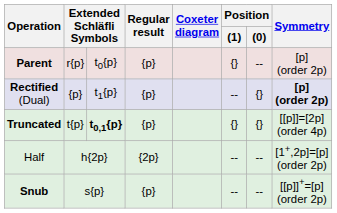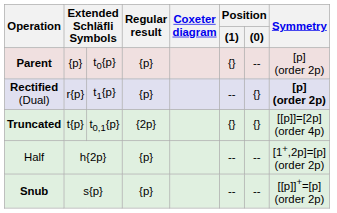(75, 63) r{p} -> (75, 63) {p}
(75, 94) {p} -> (75, 94) r{p}
(106, 125) bold -> (105, 125) normal
(149, 125) {p} -> (146, 125) {2p}
(149, 157) {2p} -> (146, 157) {p}
